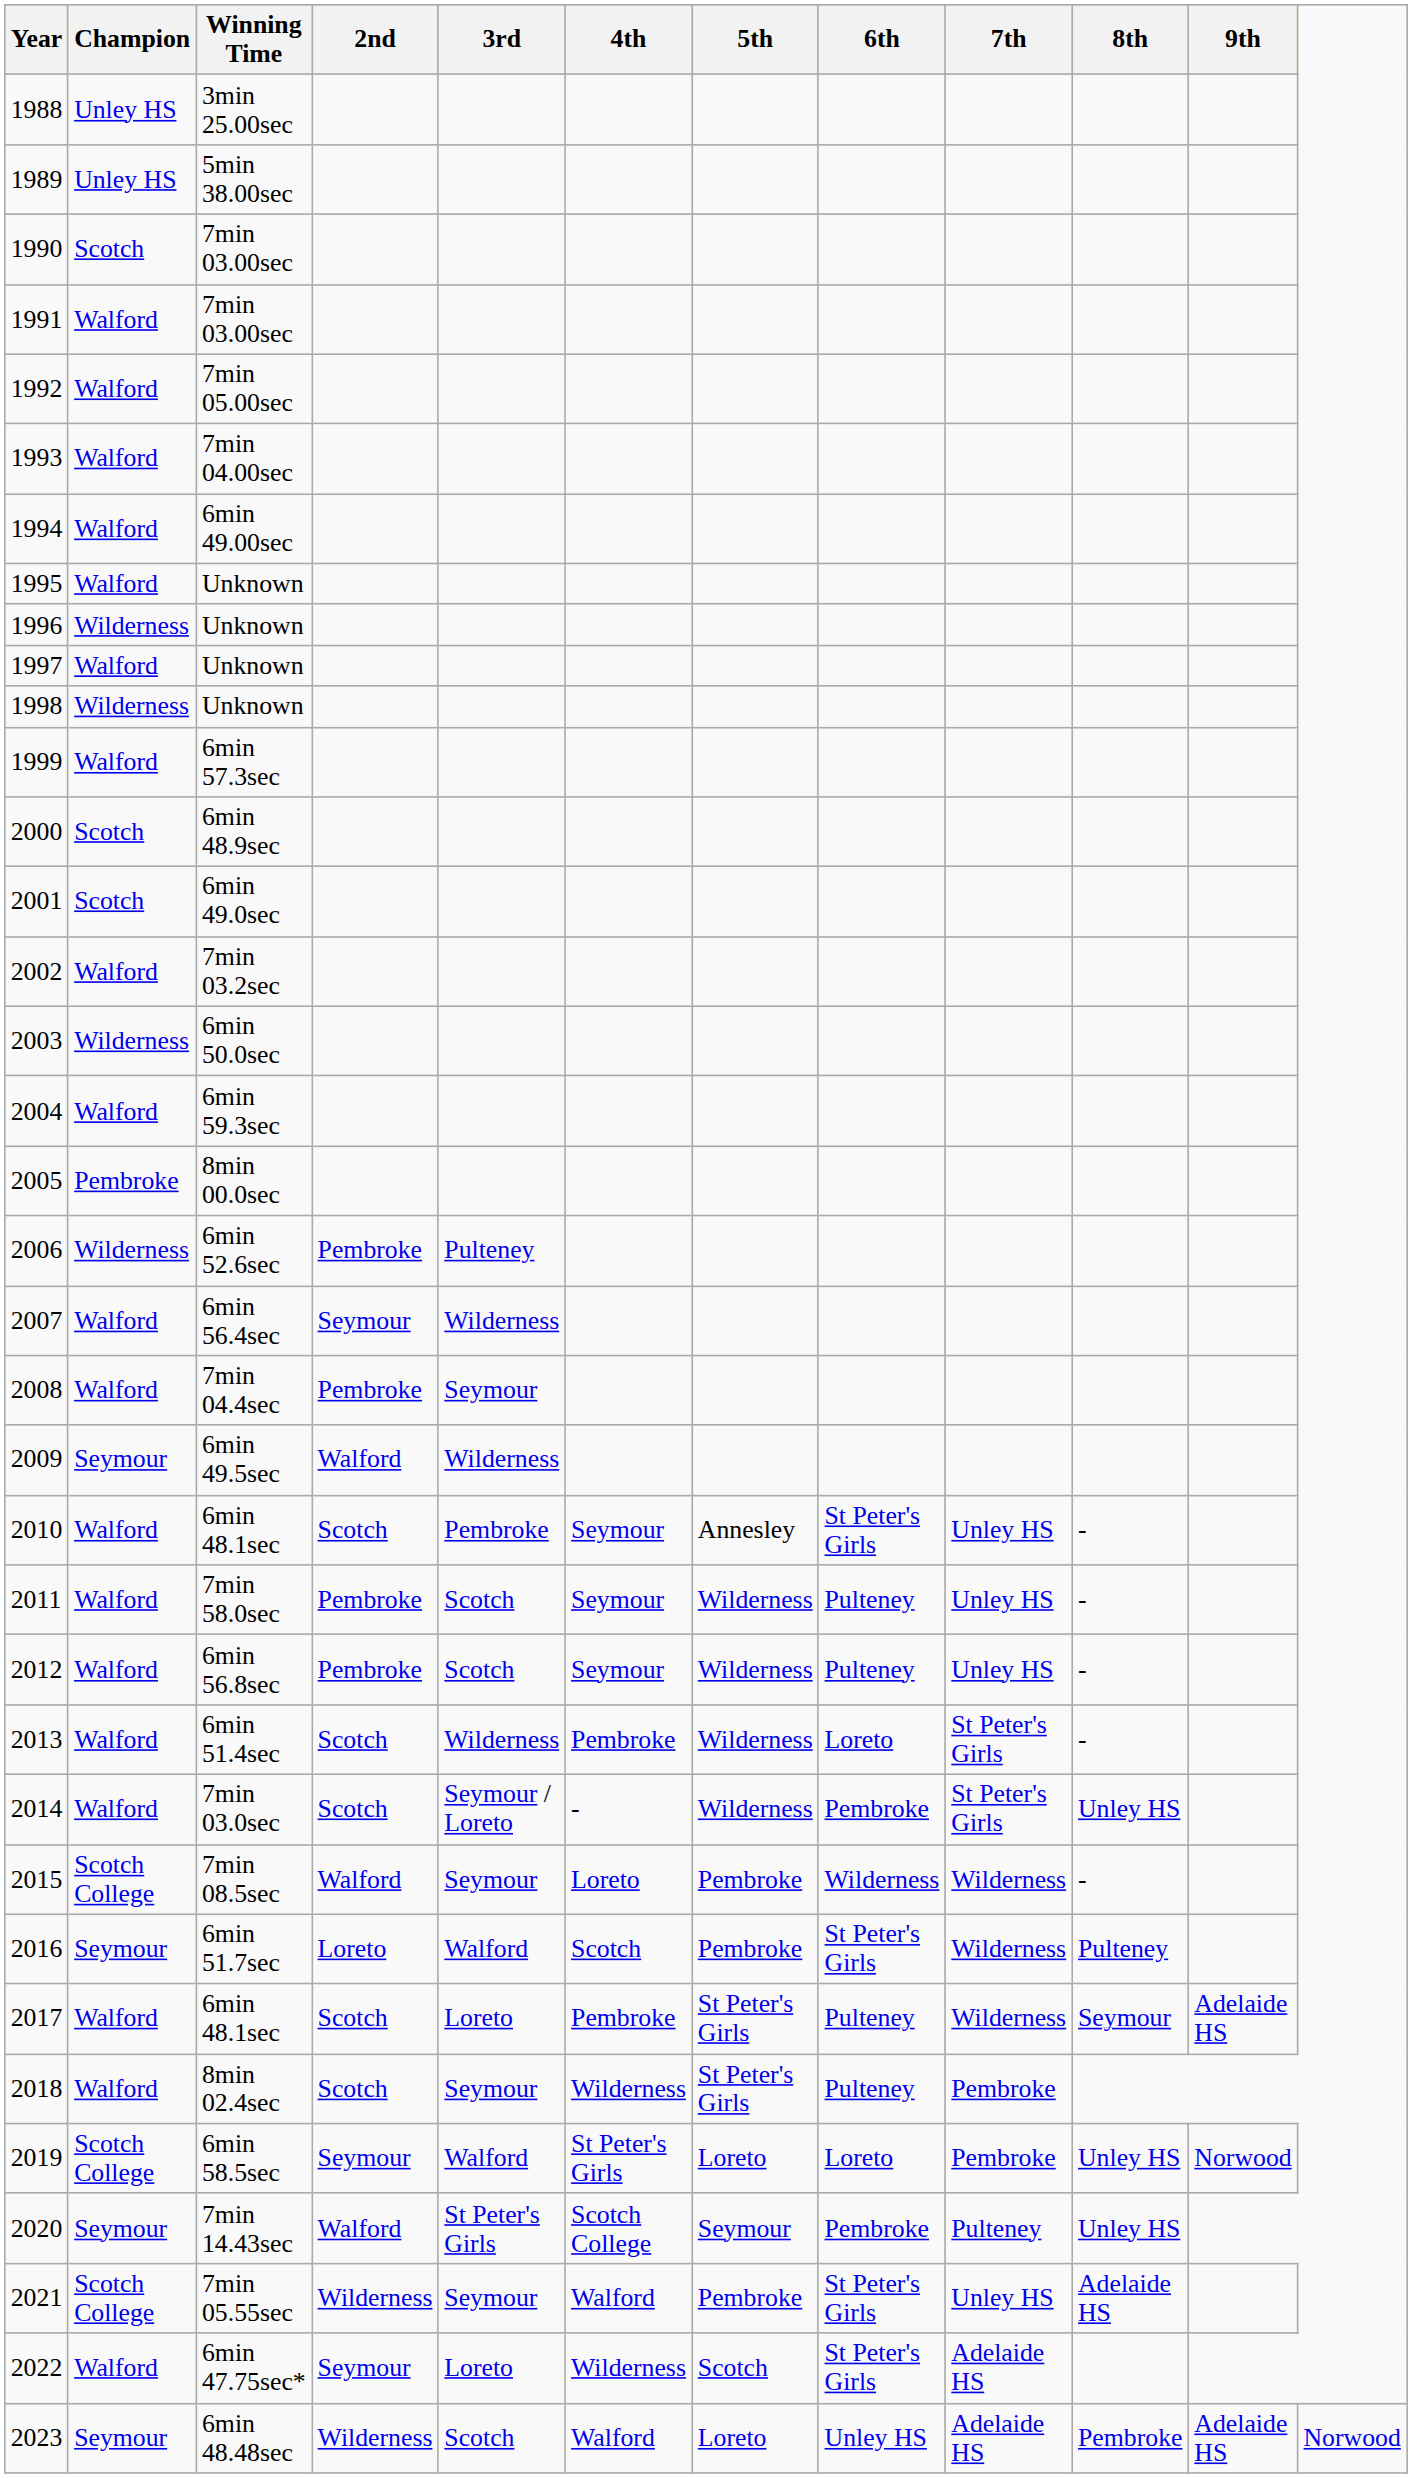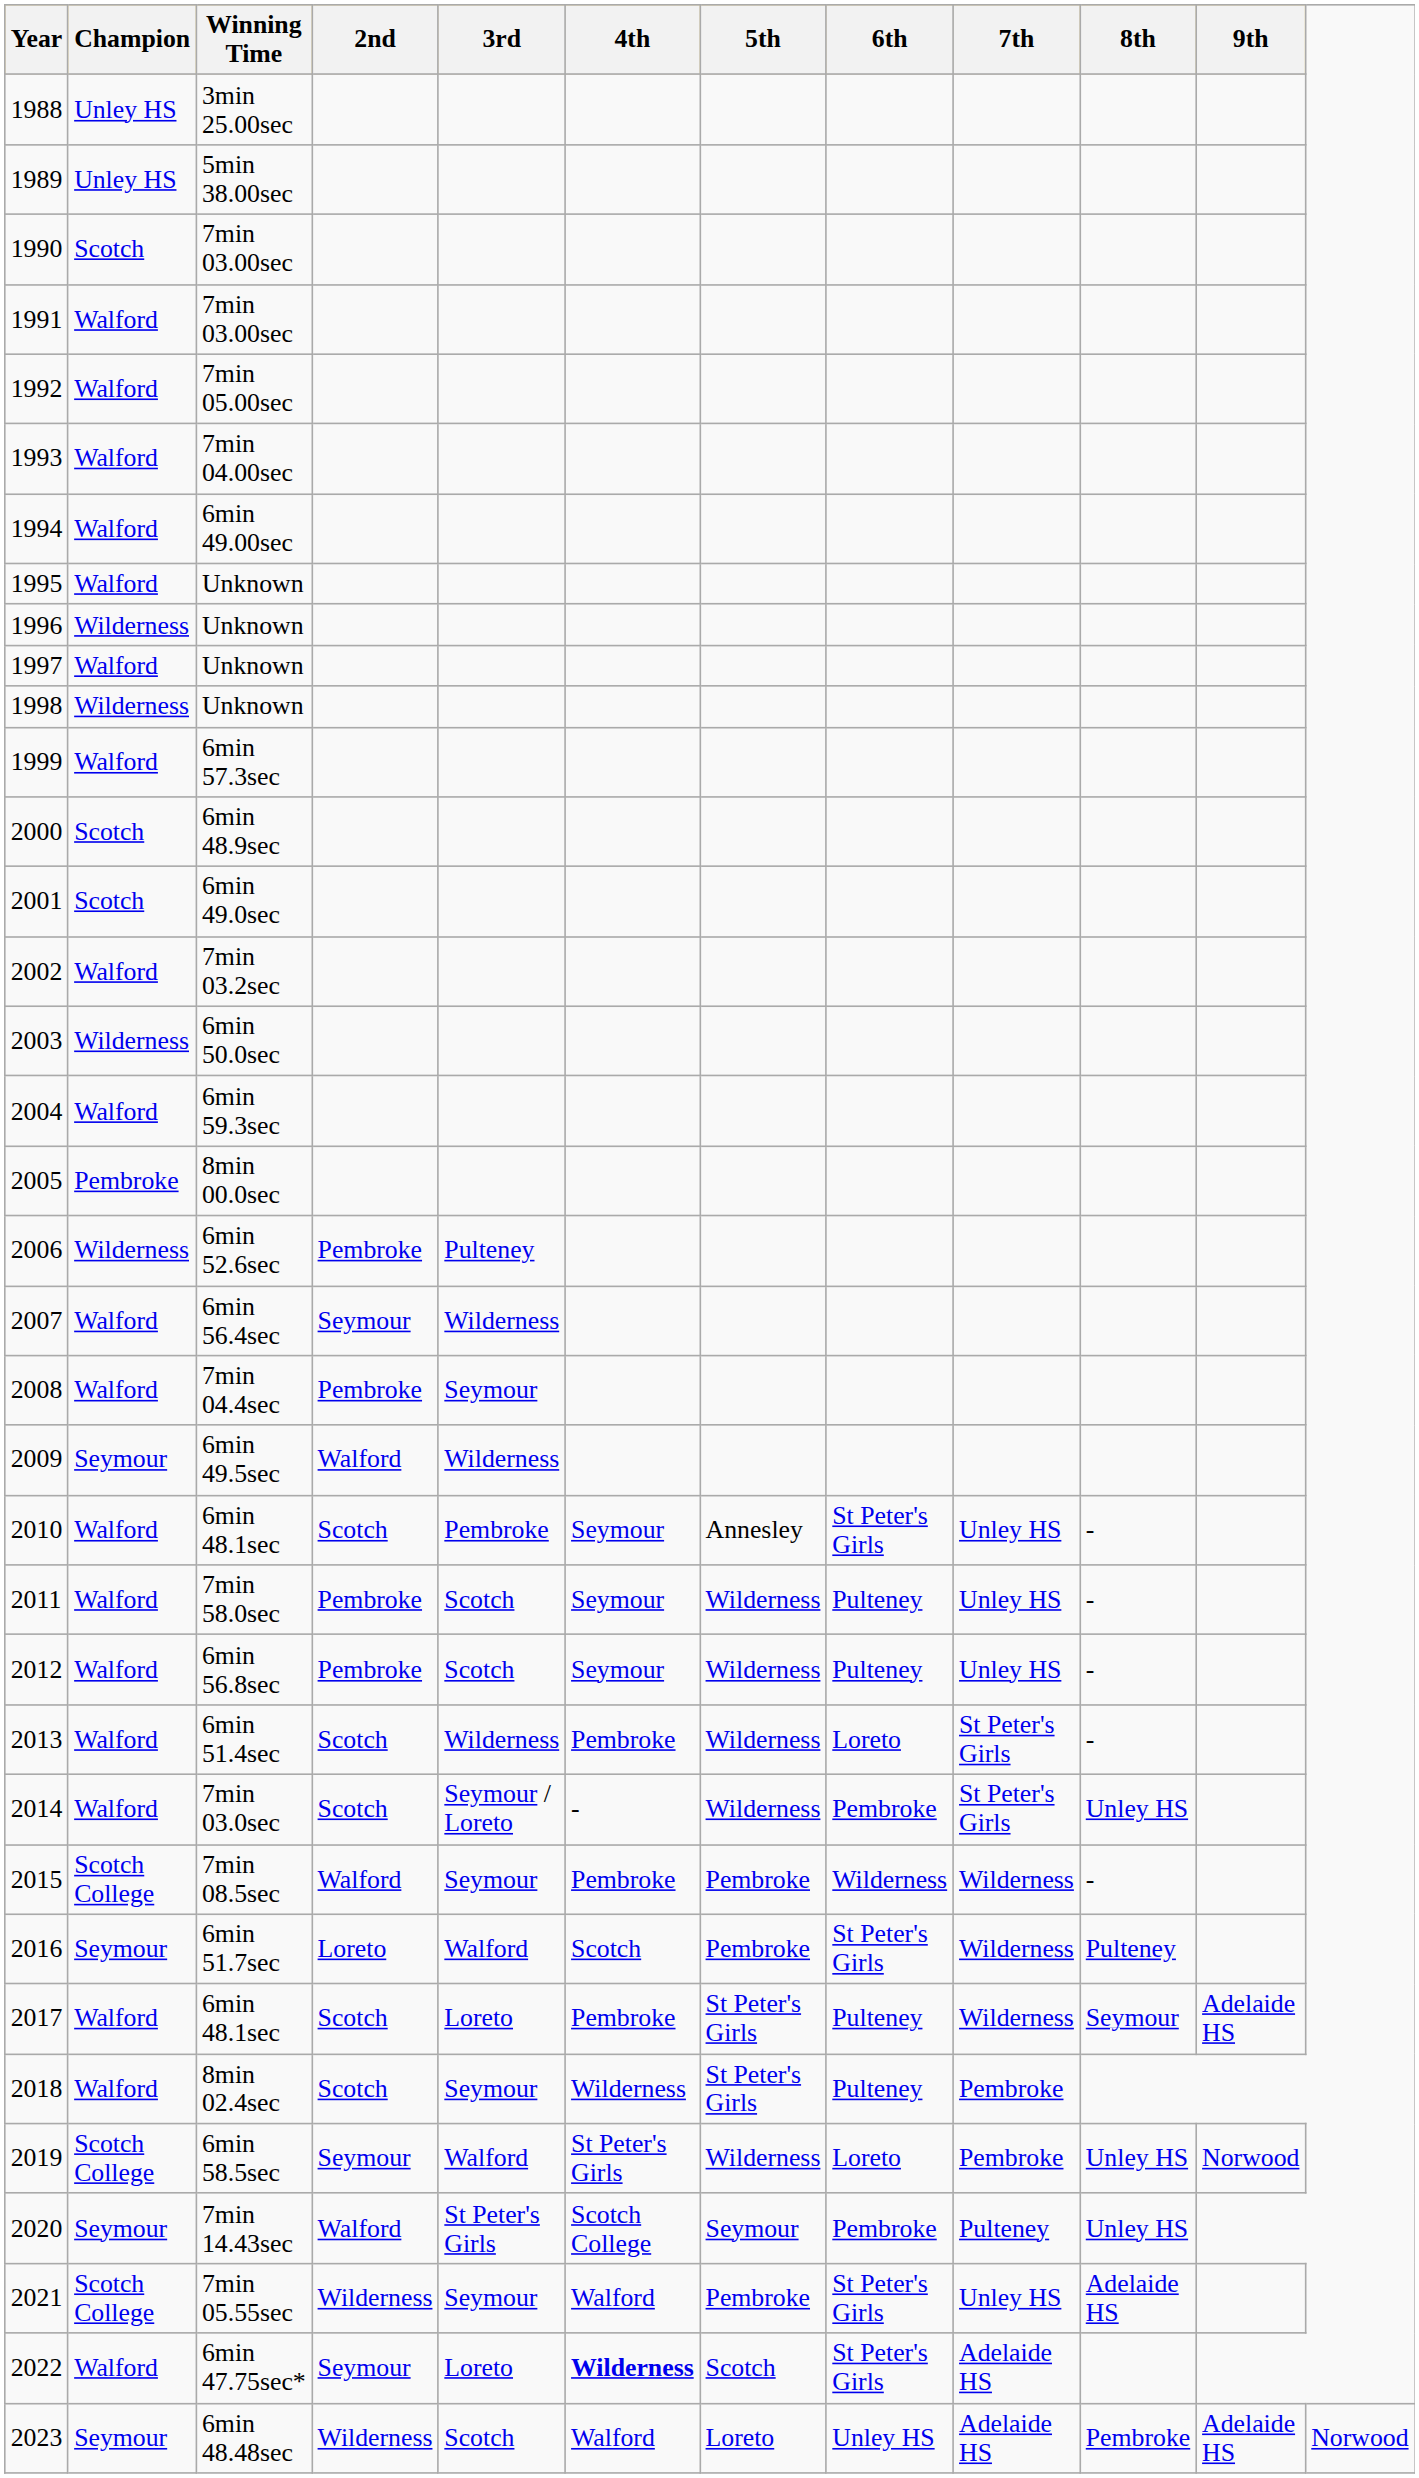(605, 1878) Loreto -> (623, 1878) Pembroke
(732, 2158) Loreto -> (763, 2158) Wilderness
(629, 2367) normal -> (632, 2367) bold
